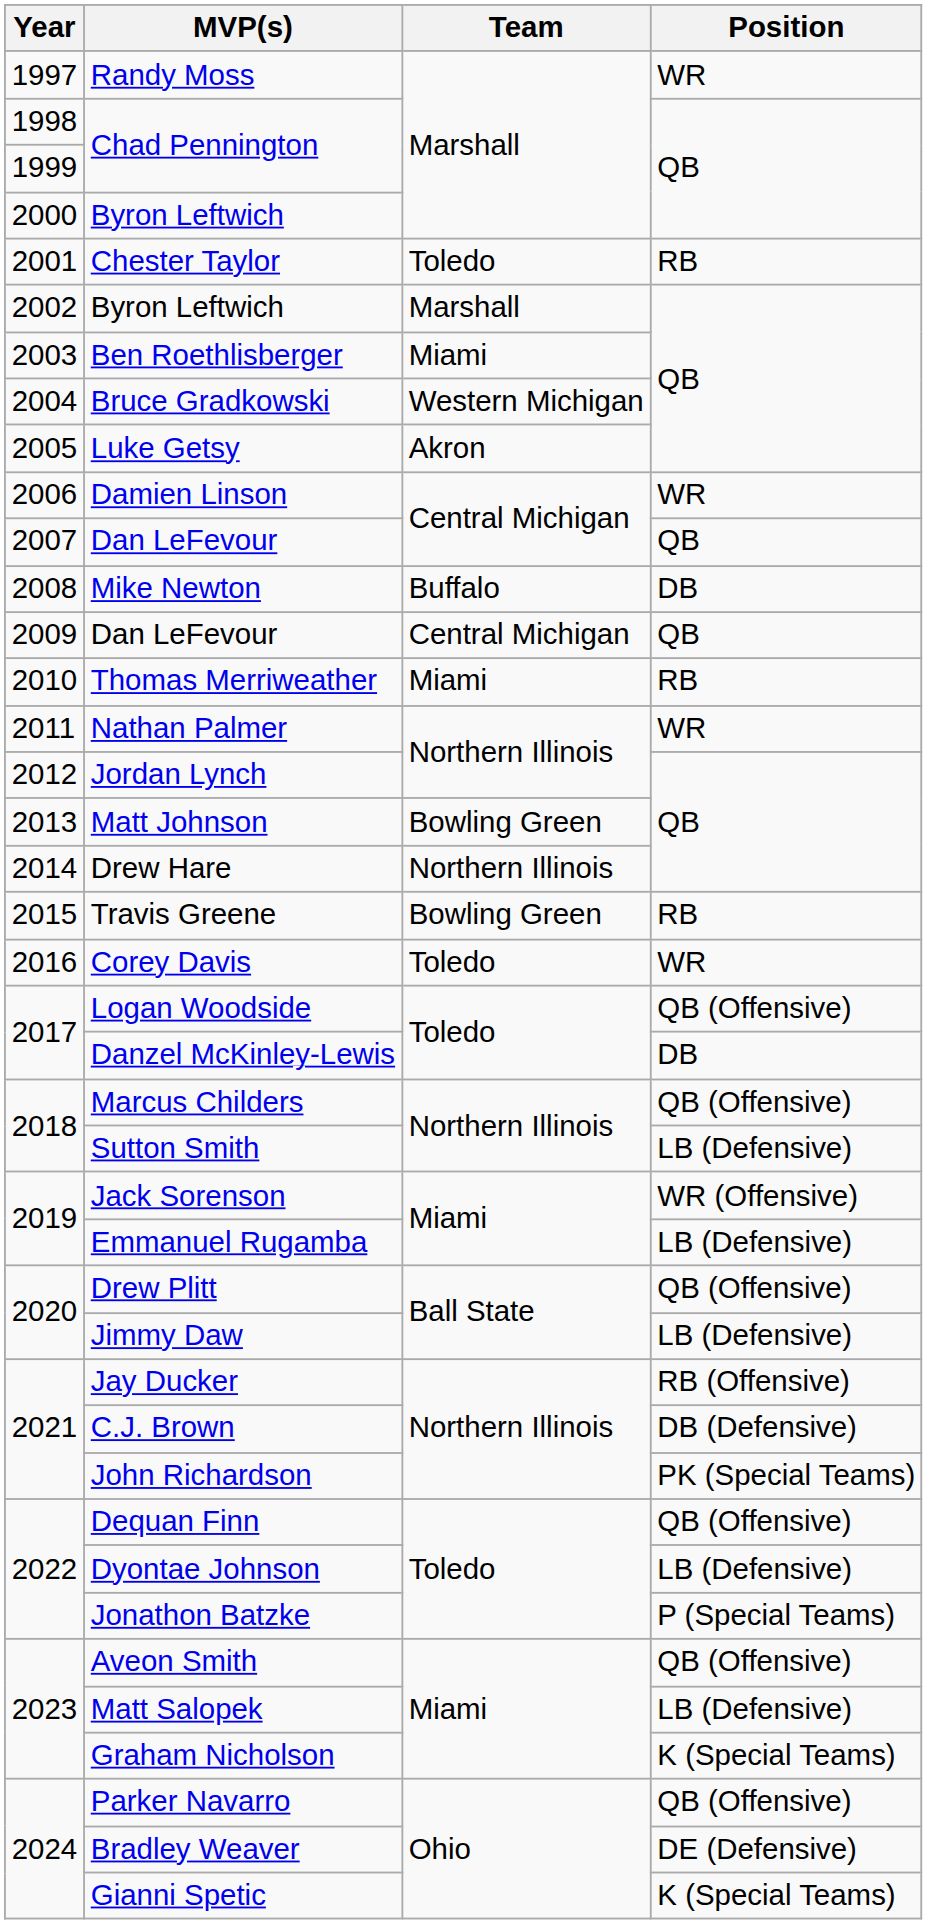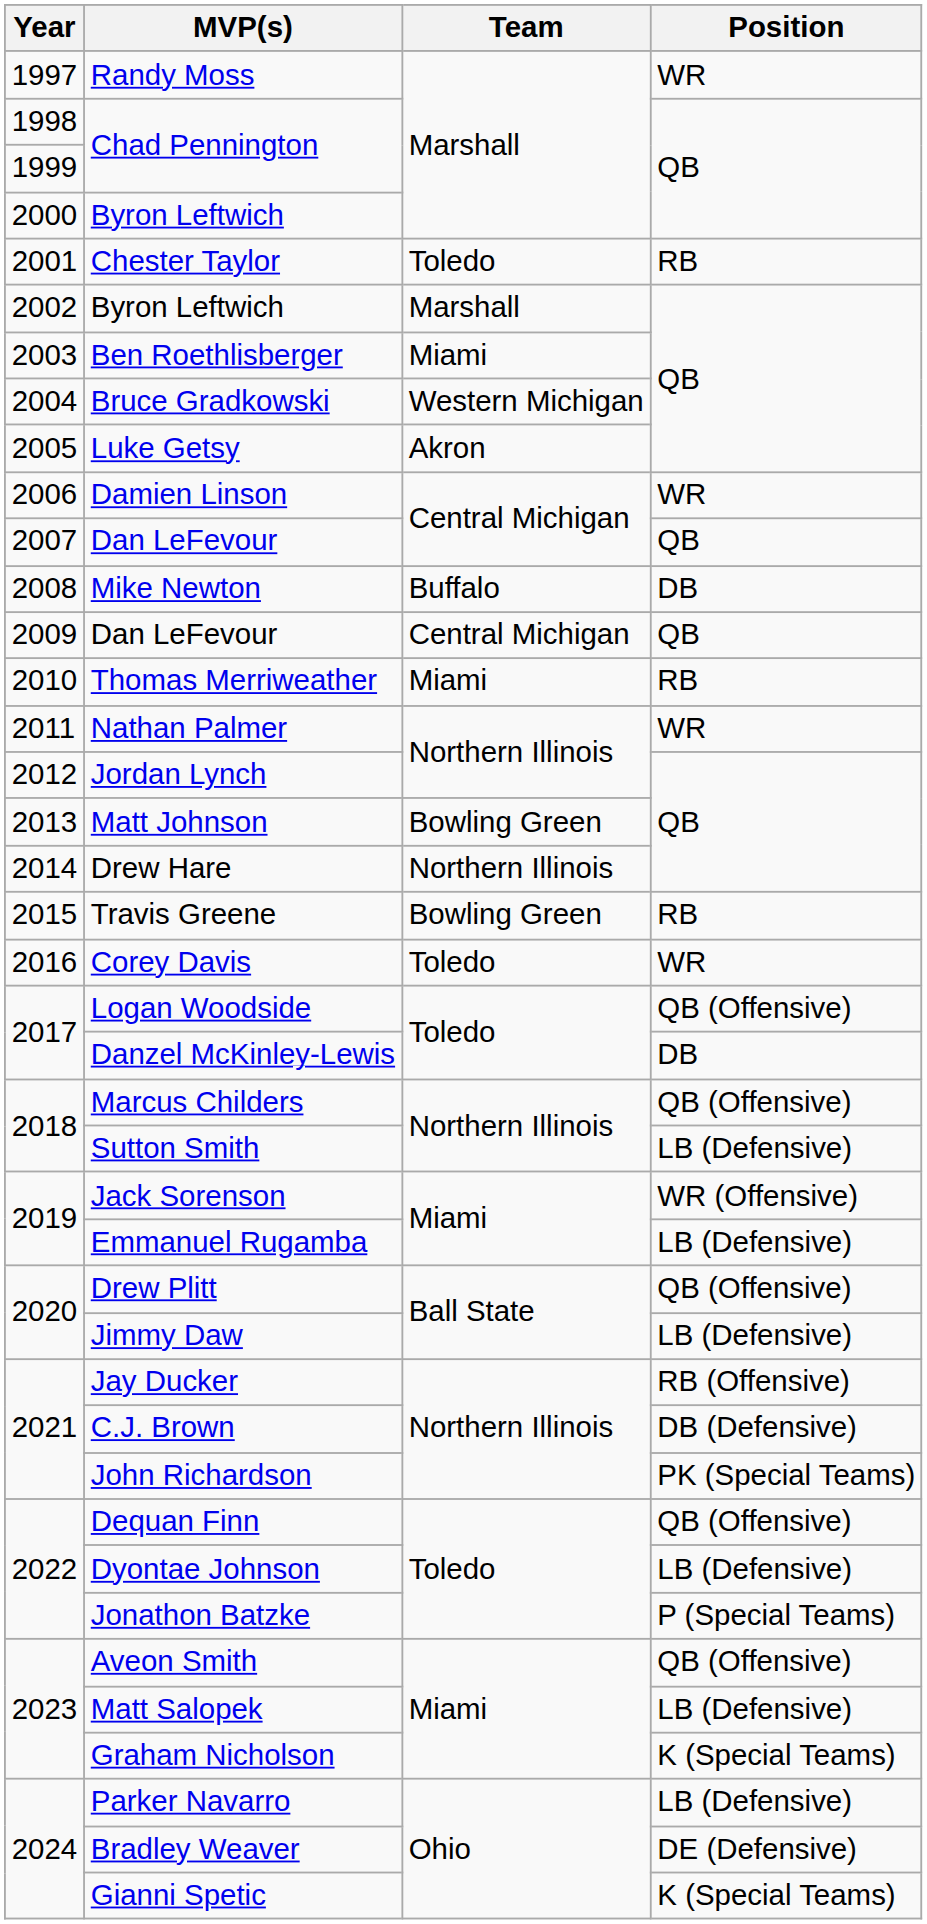(754, 1802) QB (Offensive) -> (755, 1802) LB (Defensive)
